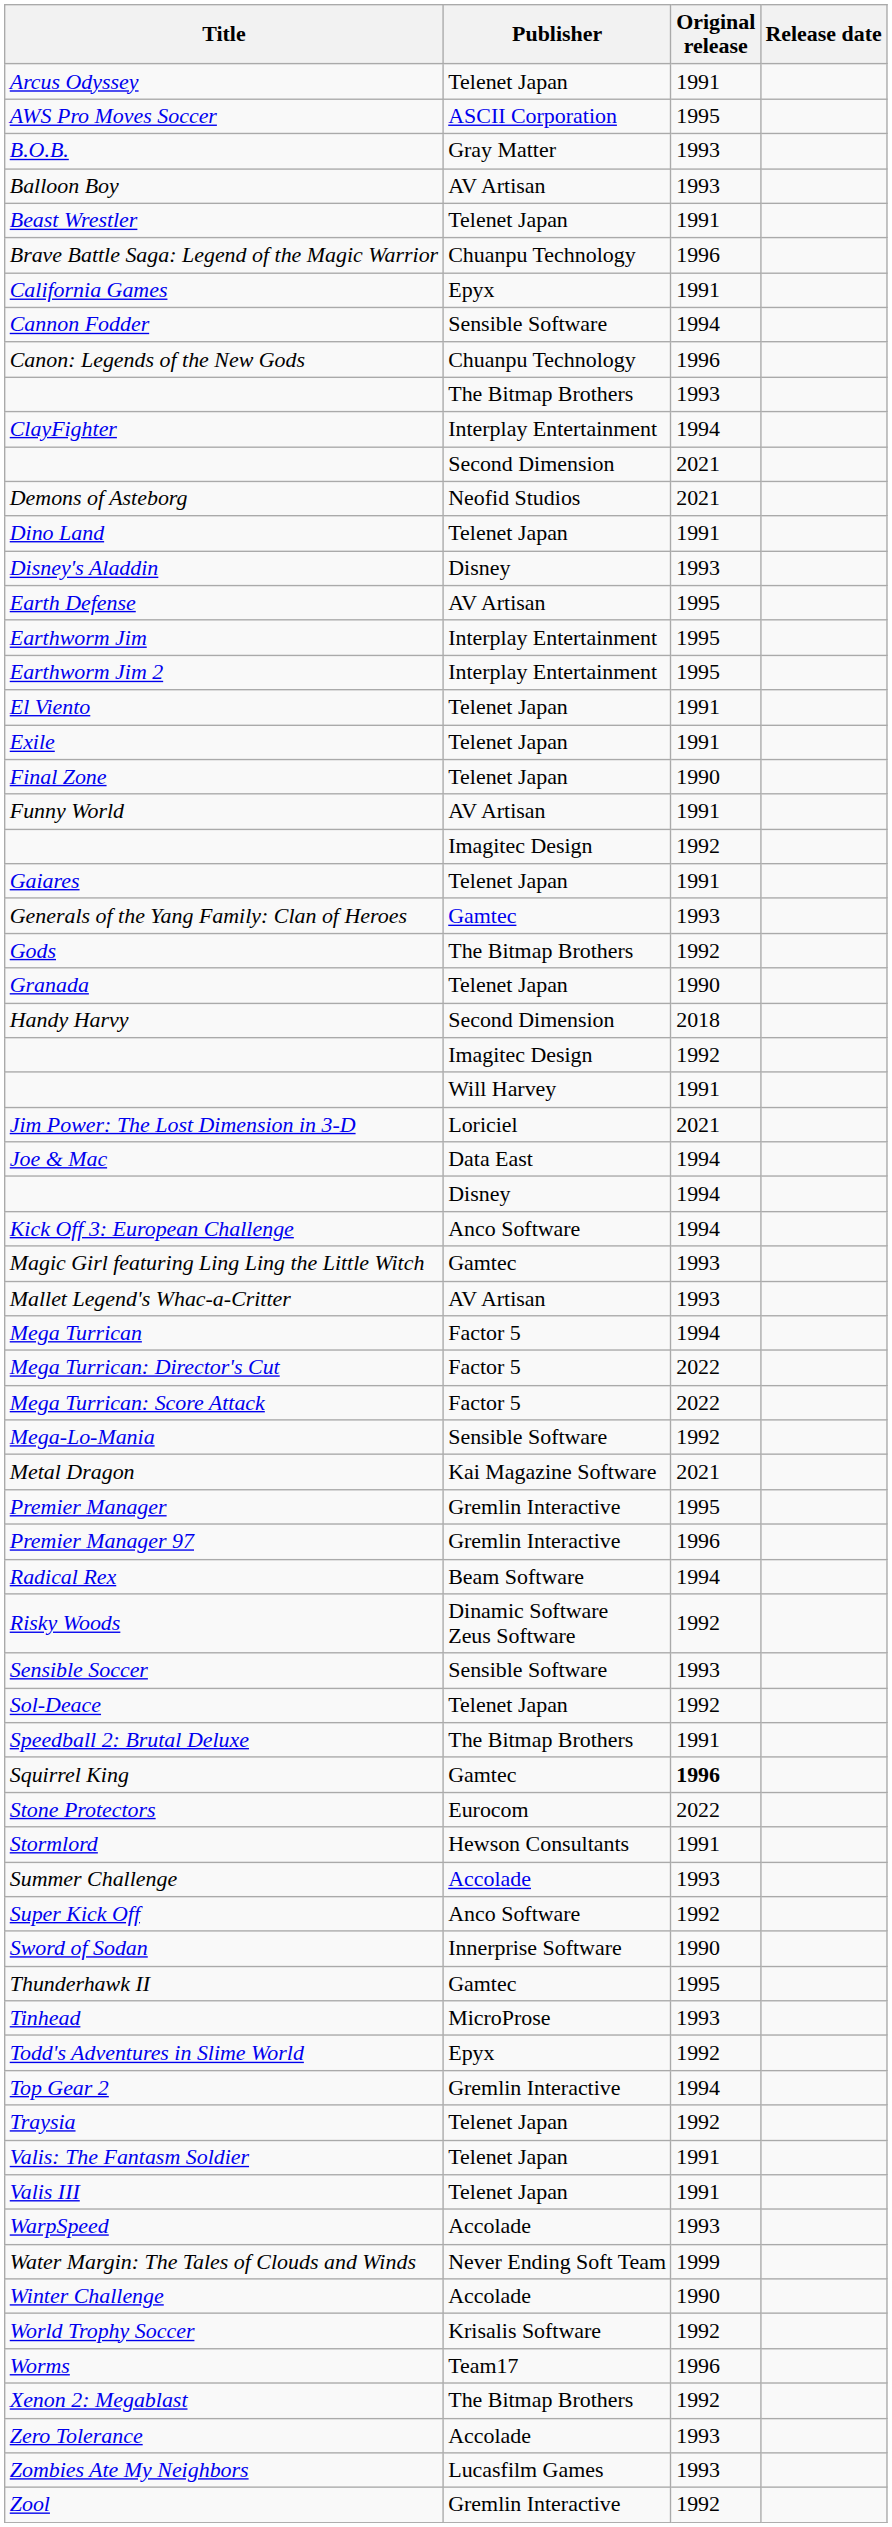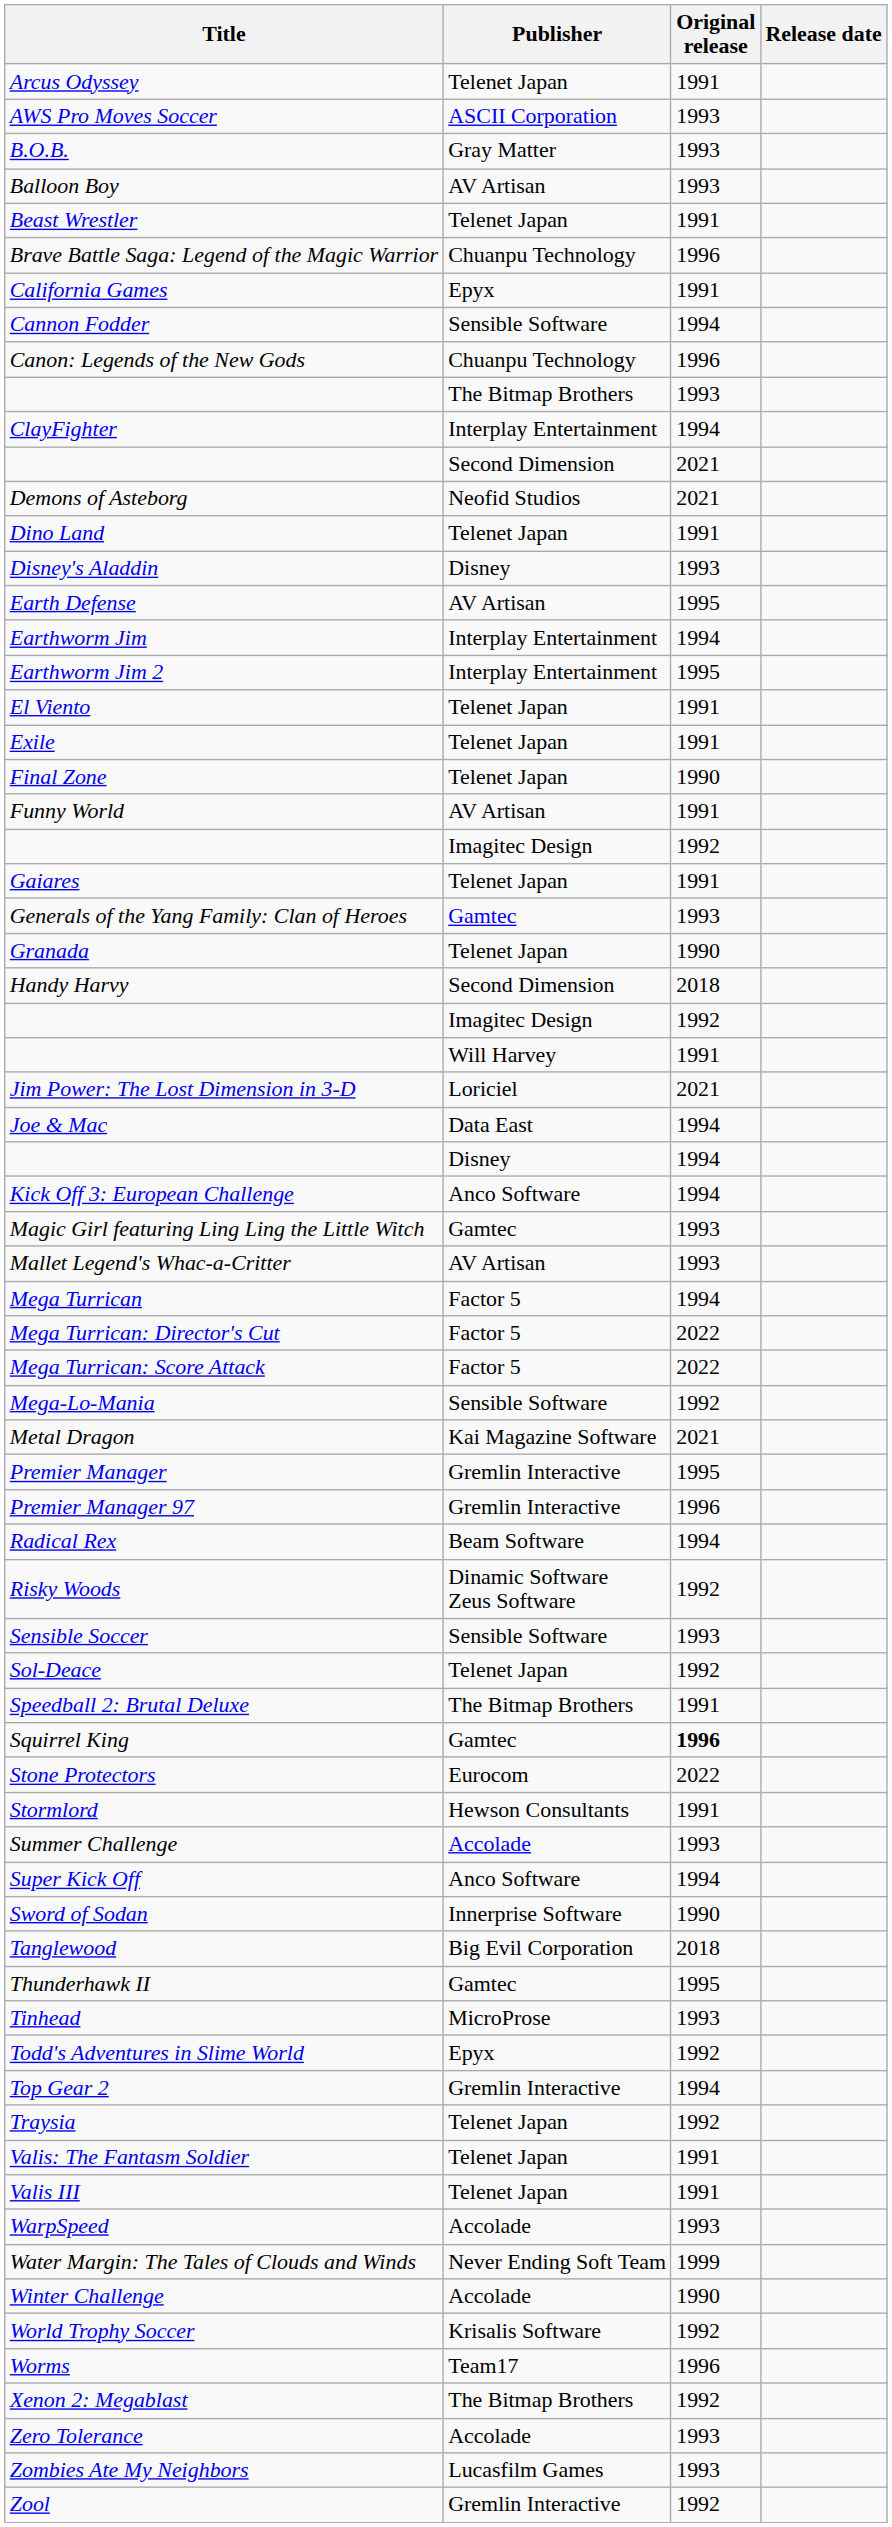(698, 116) 1995 -> (698, 116) 1993
(698, 637) 1995 -> (698, 637) 1994
- row: (33, 950)
(698, 1913) 1992 -> (698, 1878) 1994
+ row: (63, 1948)
